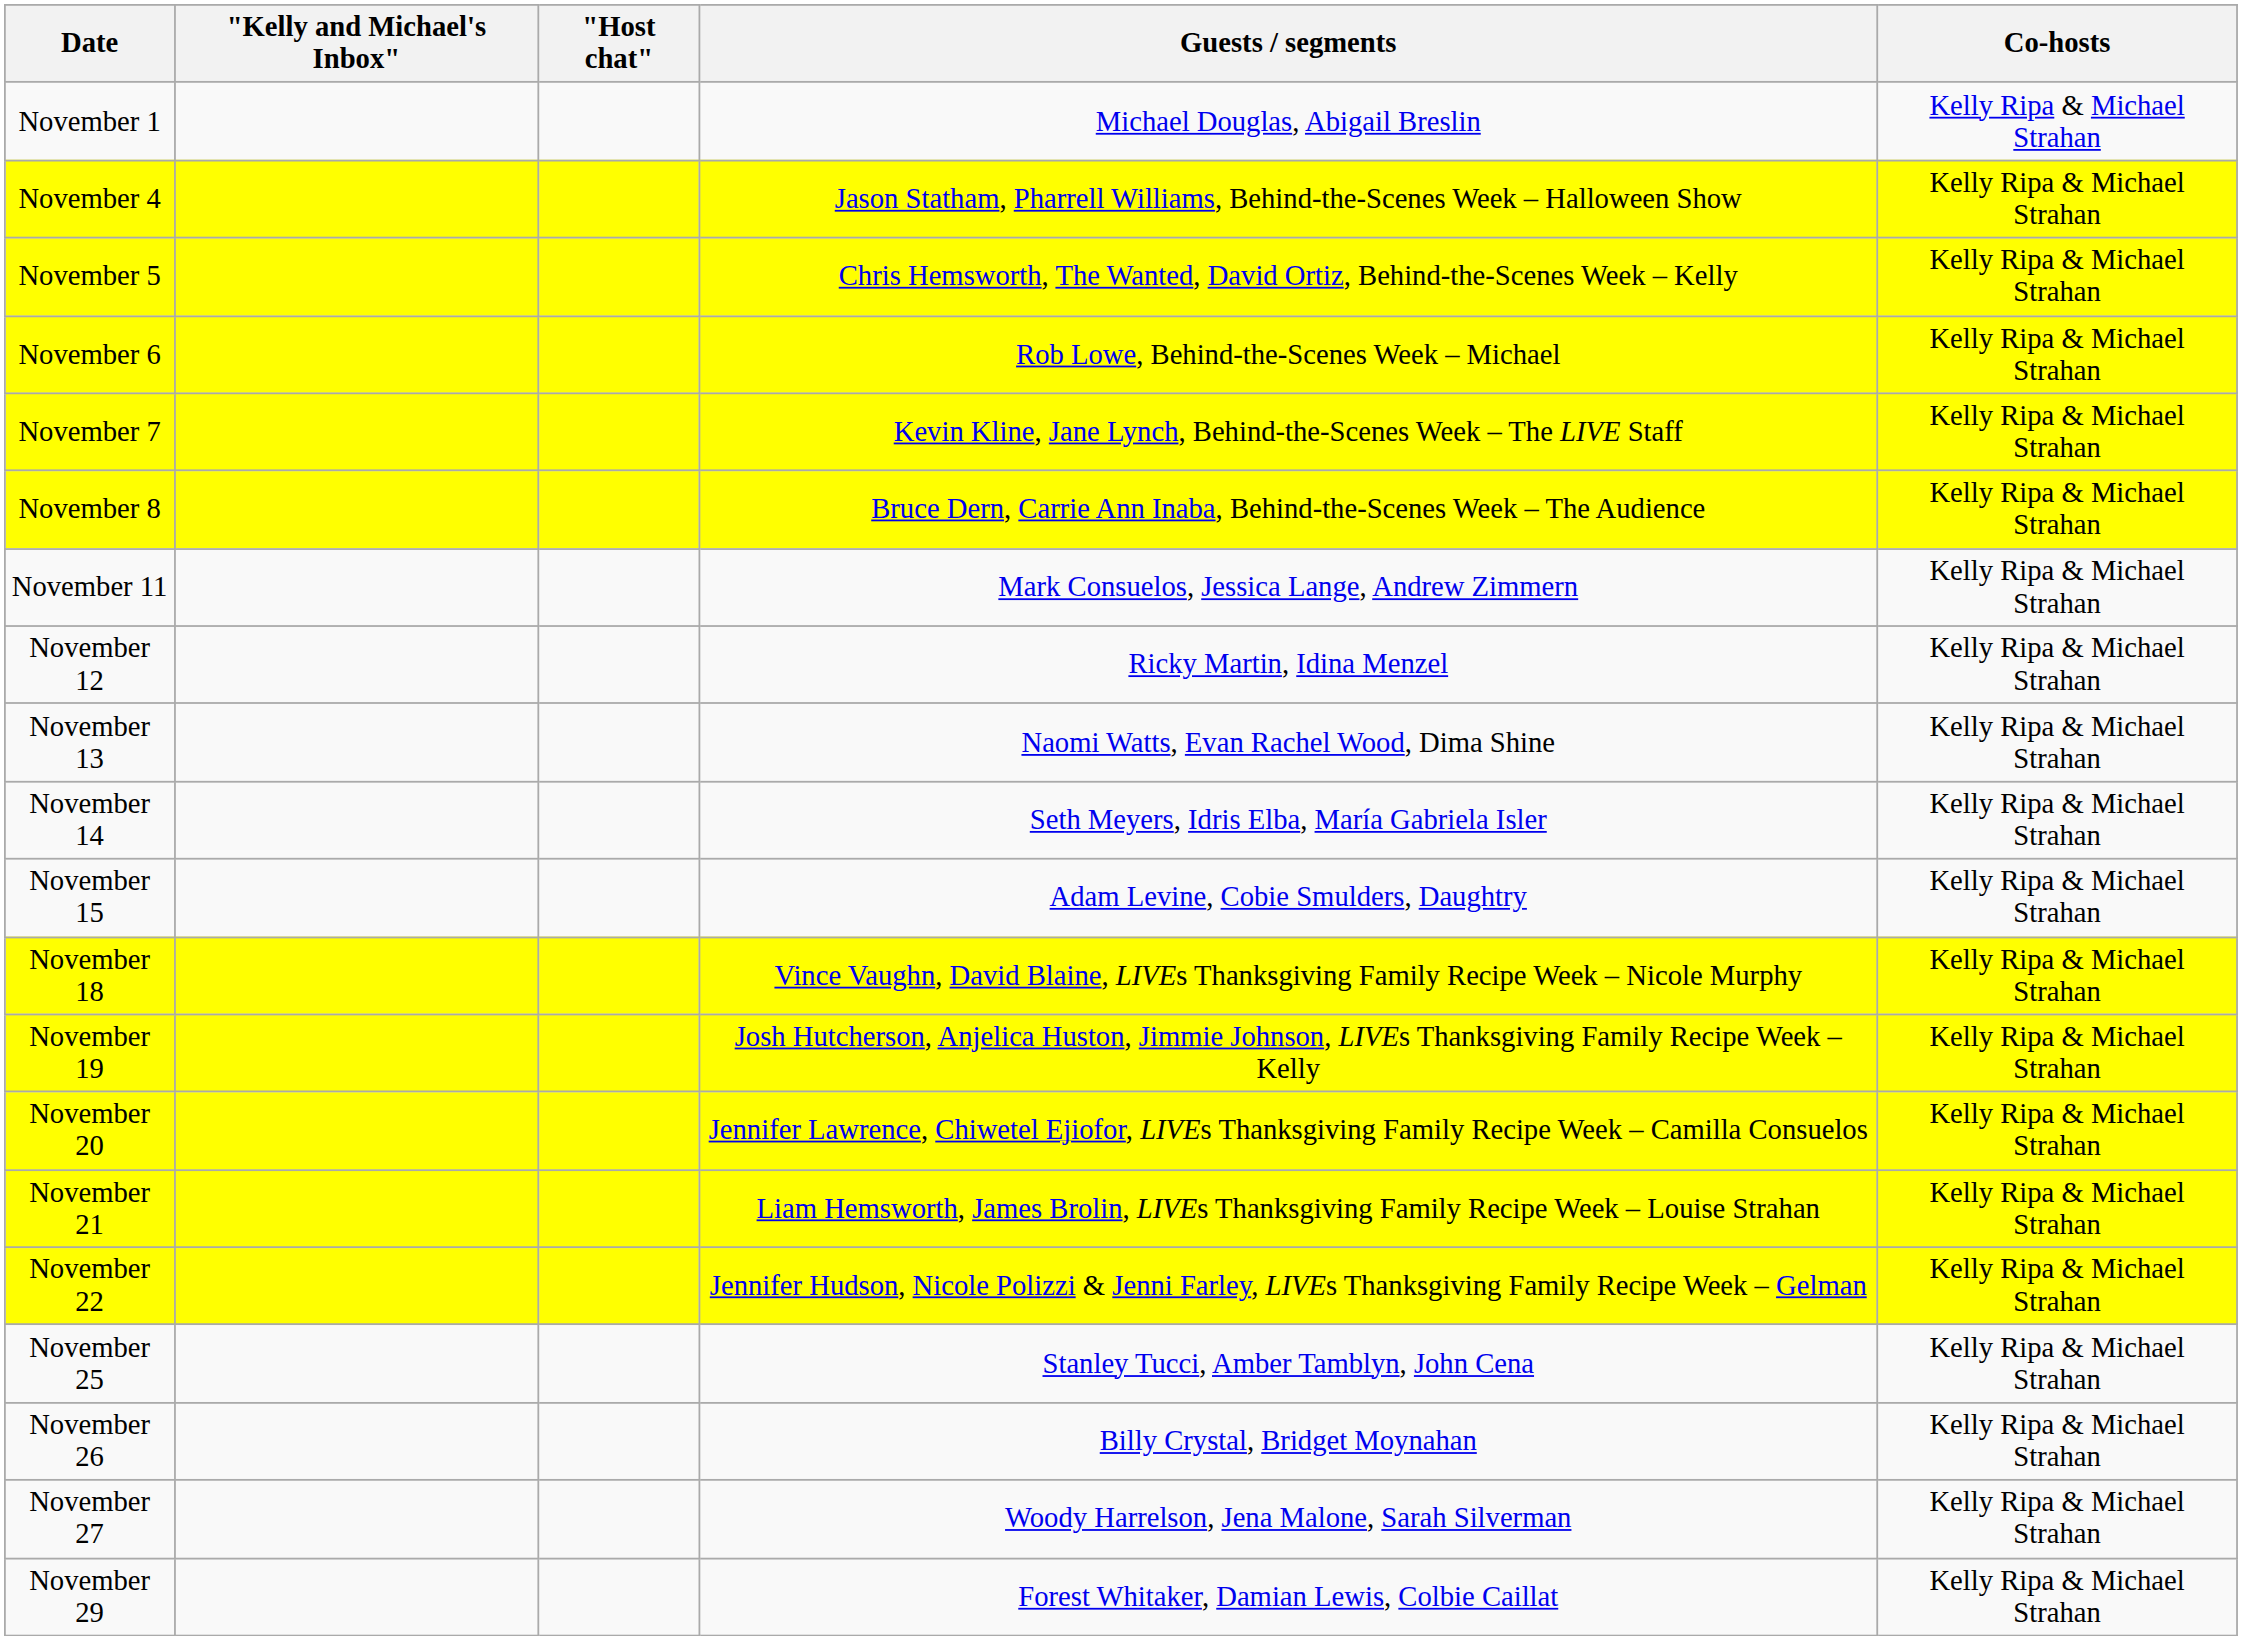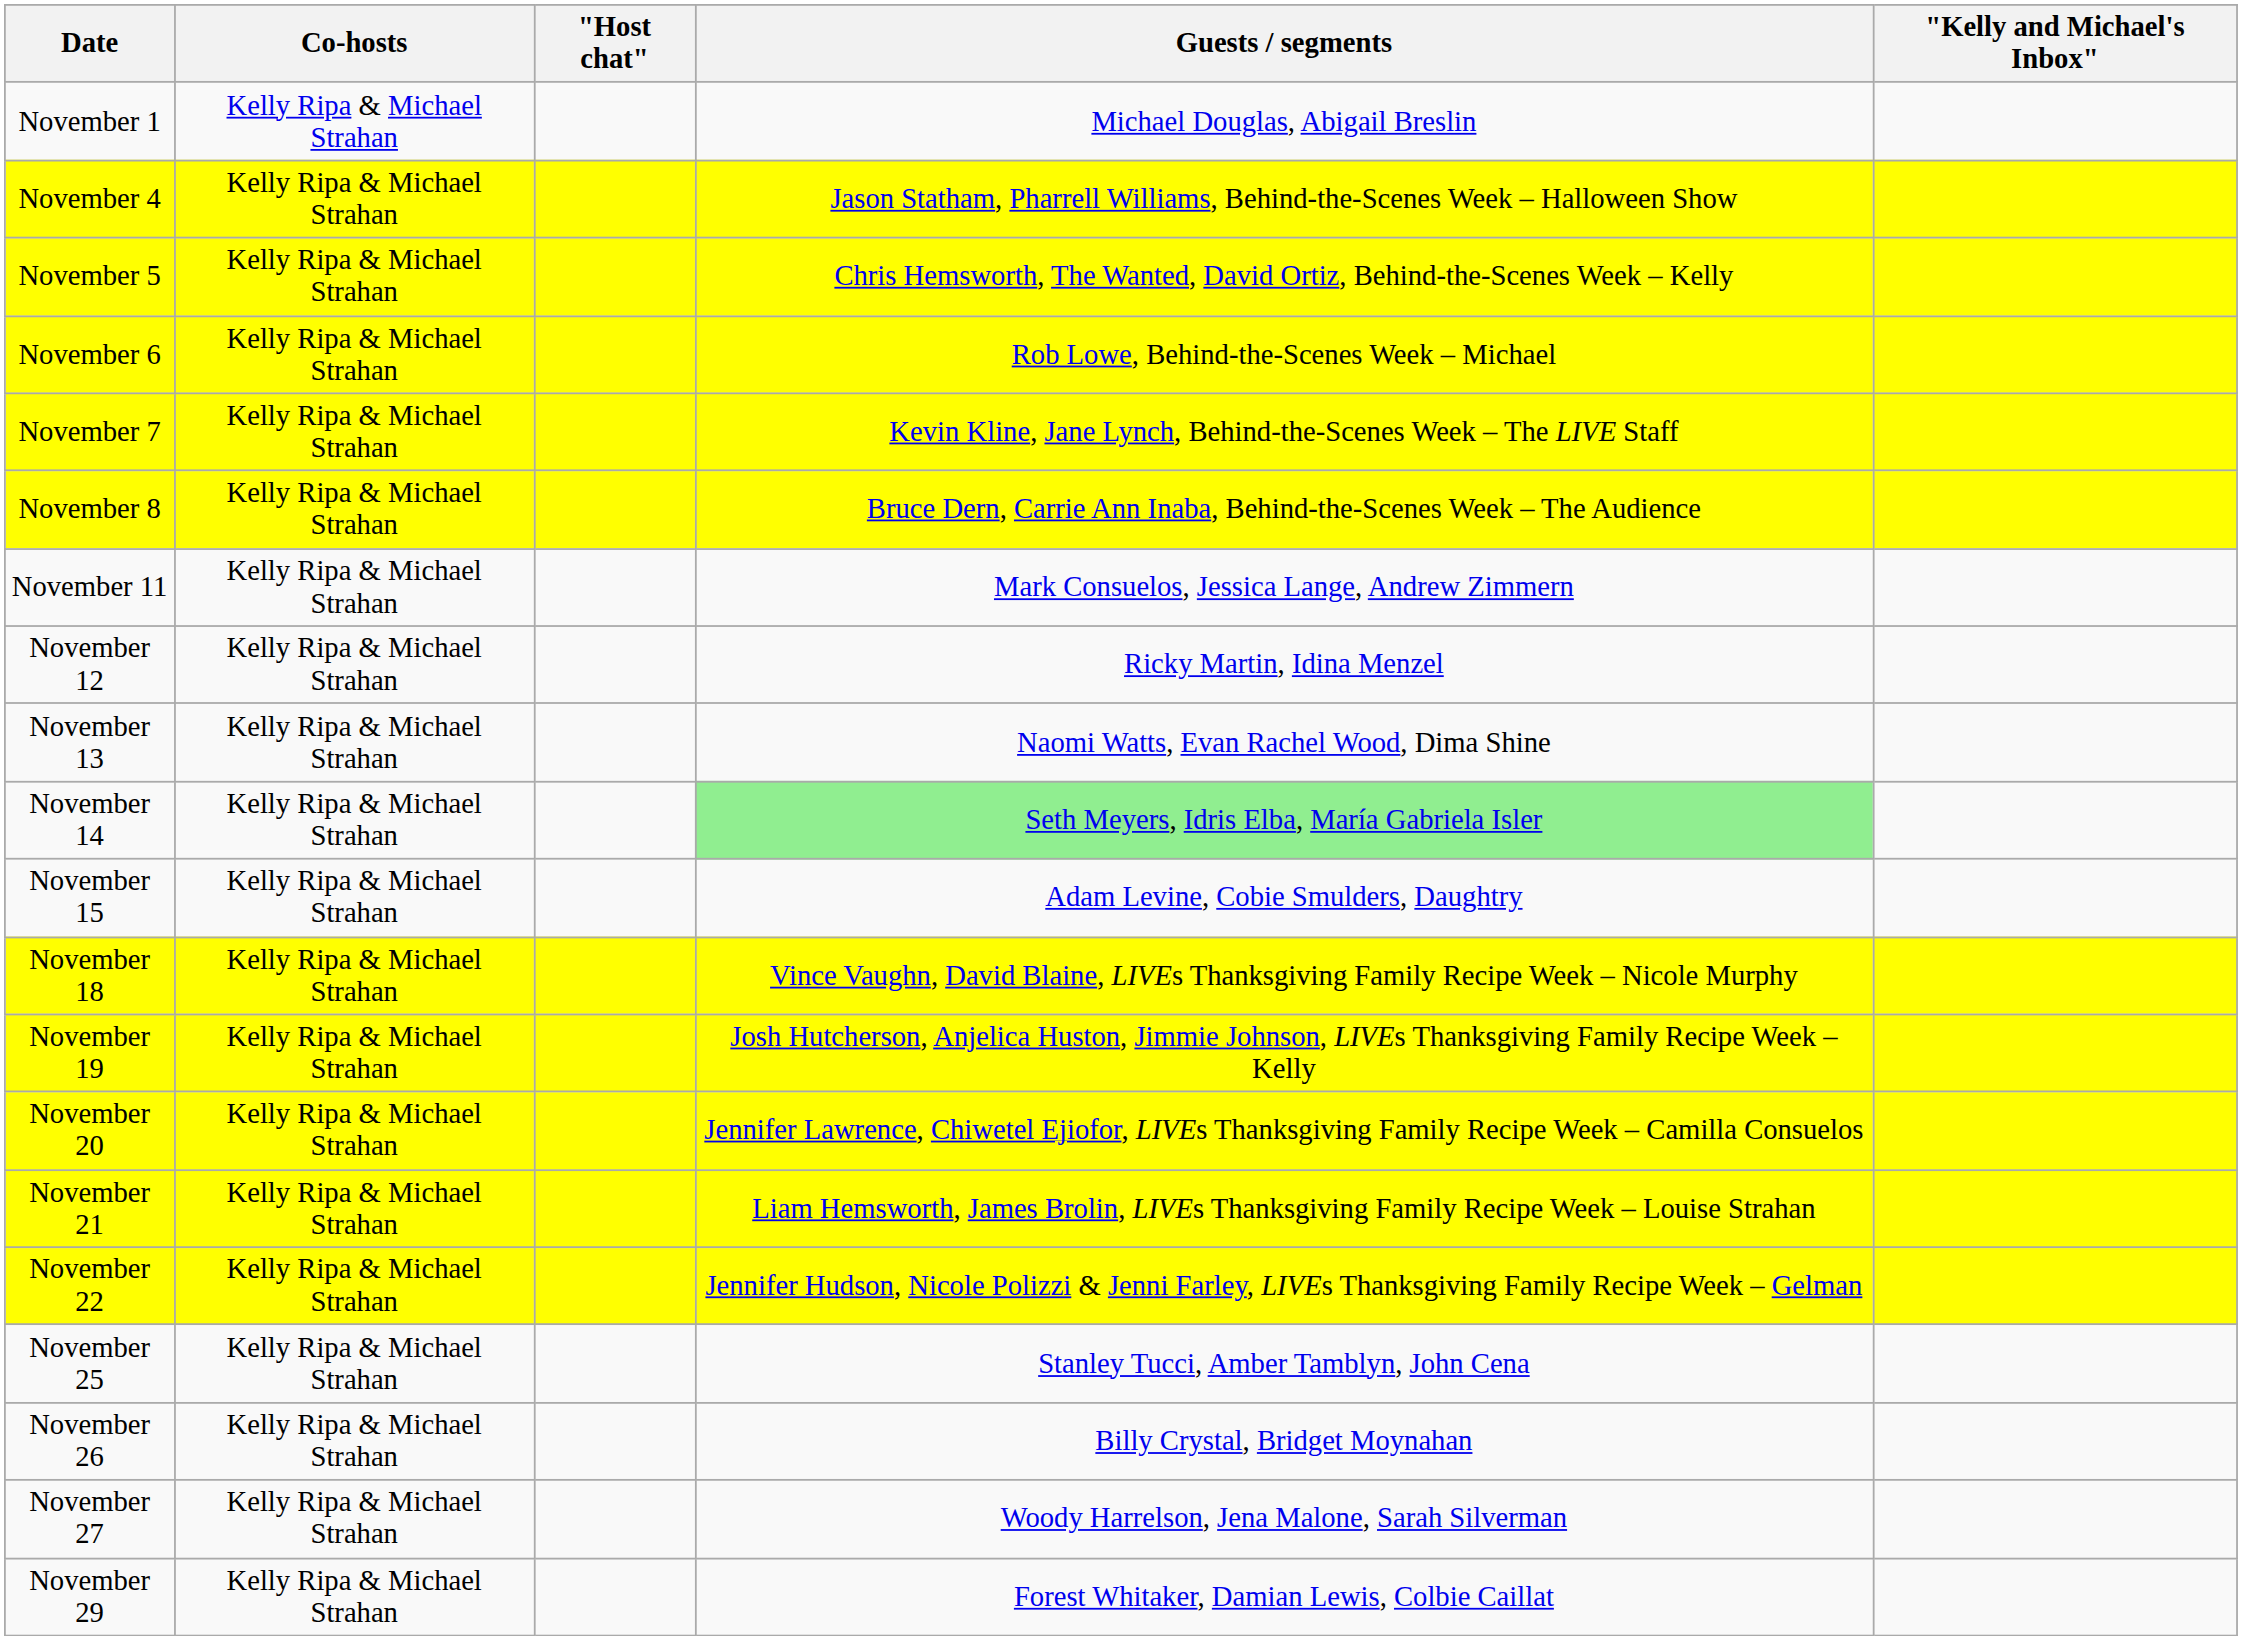columns swapped: (2057, 43) <-> (356, 43)
(1288, 819) no background -> (1284, 819) lightgreen background
